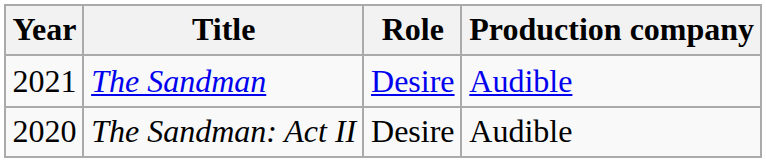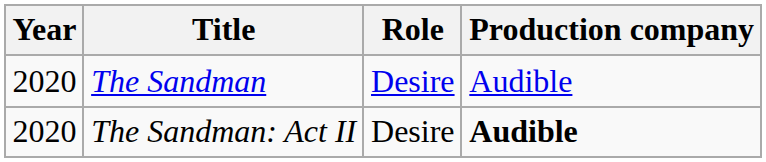(44, 80) 2021 -> (44, 80) 2020
(521, 131) normal -> (524, 131) bold
